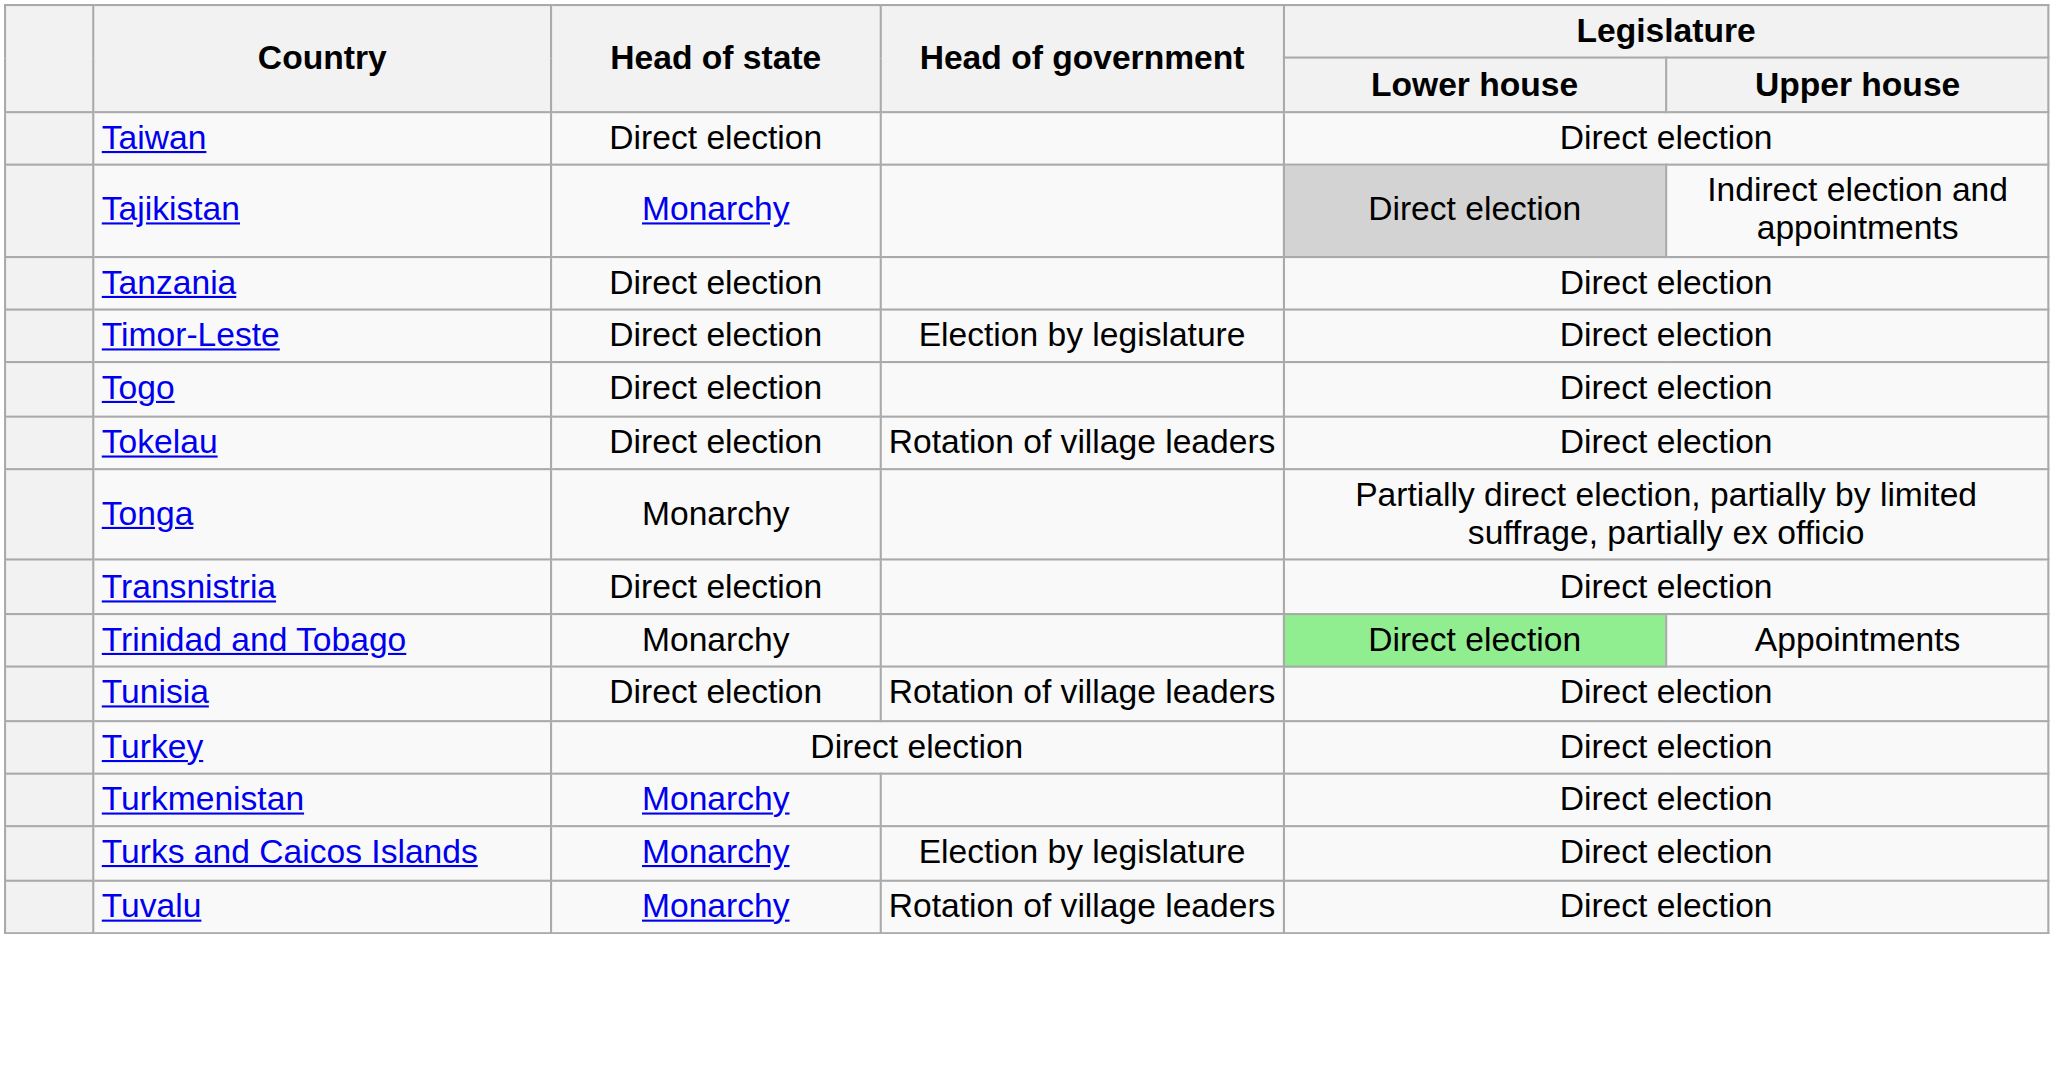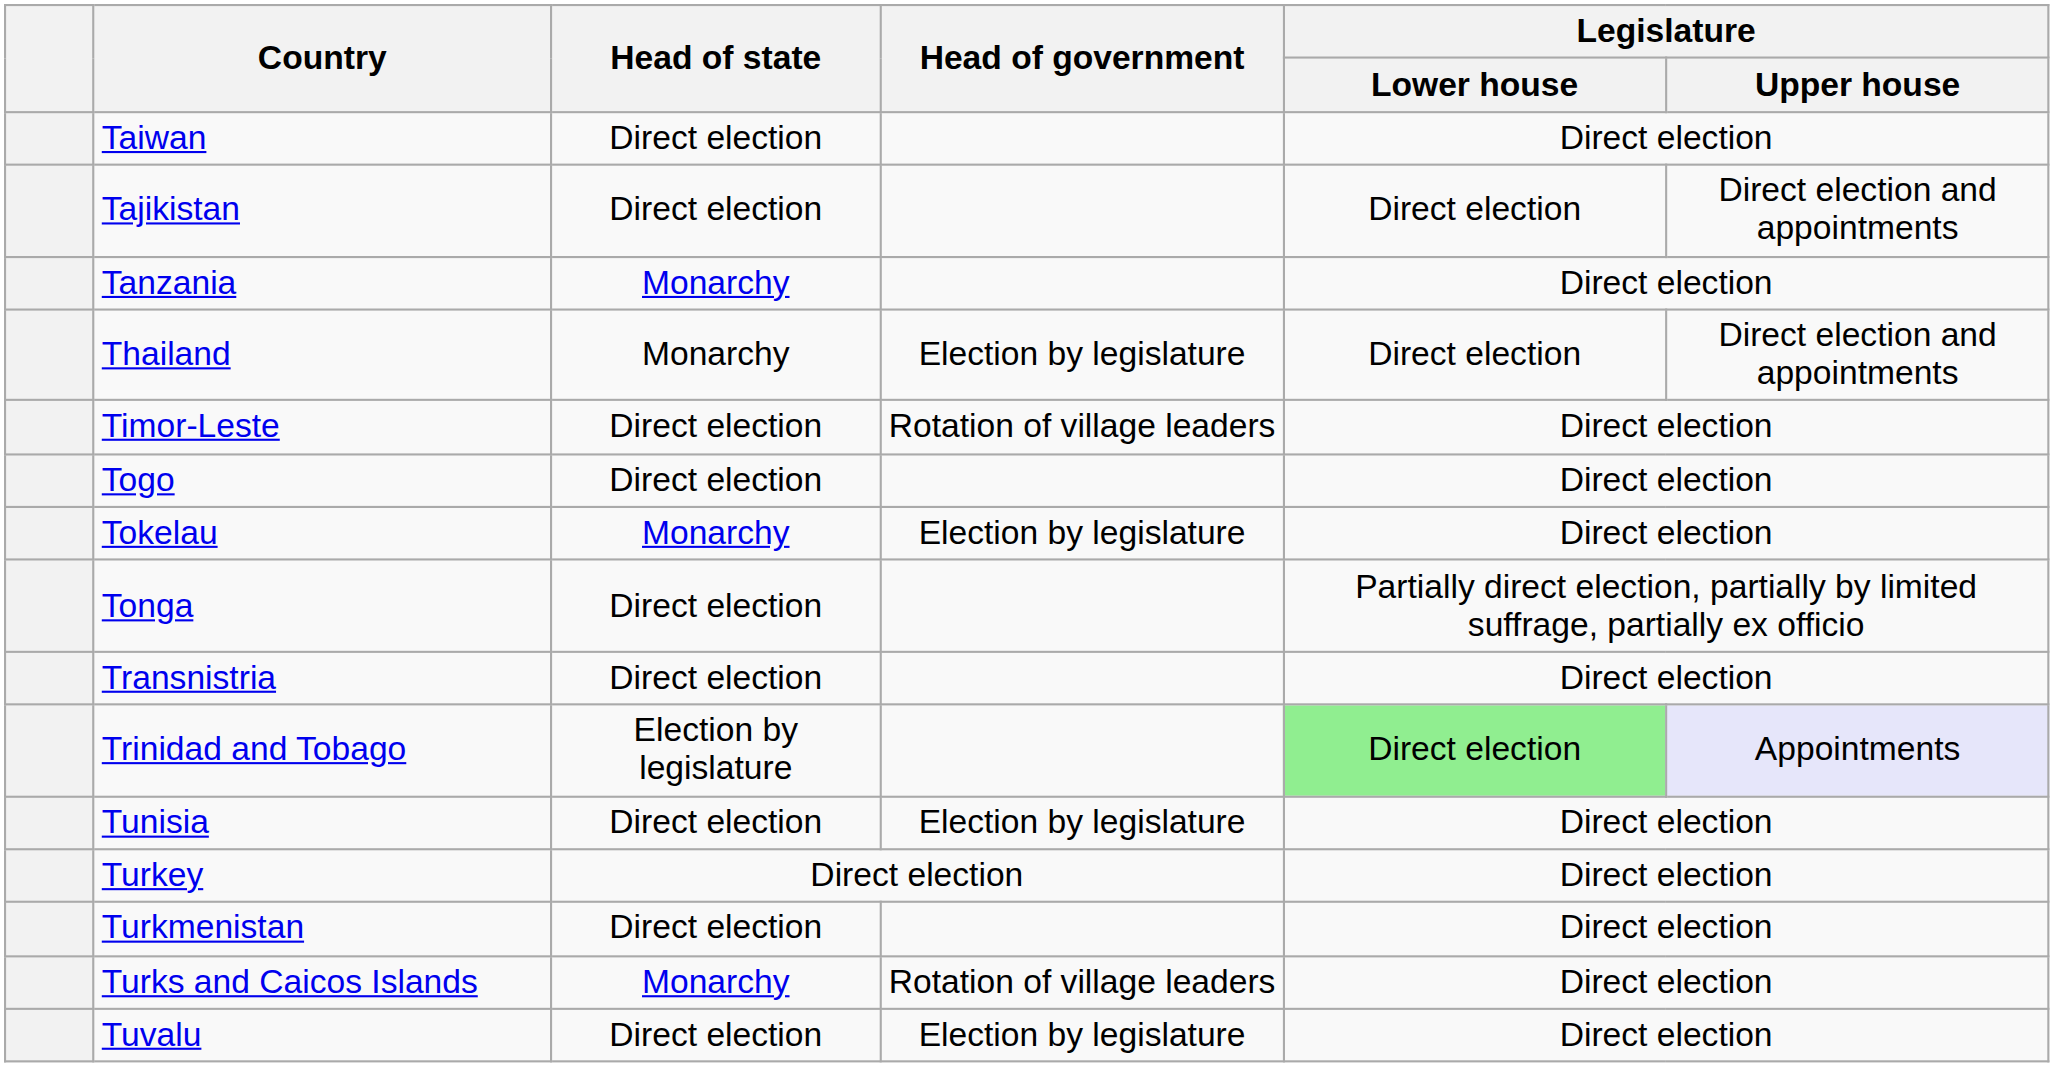(716, 209) Monarchy -> (716, 209) Direct election
(1475, 209) lightgrey background -> (1475, 209) no background
(1858, 209) Indirect election and appointments -> (1858, 209) Direct election and appointments
(716, 282) Direct election -> (716, 282) Monarchy
+ row: (166, 354)
(1082, 335) Election by legislature -> (1082, 426) Rotation of village leaders
(716, 441) Direct election -> (716, 533) Monarchy
(1082, 441) Rotation of village leaders -> (1082, 533) Election by legislature
(716, 514) Monarchy -> (716, 605) Direct election
(716, 639) Monarchy -> (716, 749) Election by legislature
(1858, 639) no background -> (1858, 749) lavender background
(1082, 692) Rotation of village leaders -> (1082, 821) Election by legislature
(716, 799) Monarchy -> (716, 928) Direct election
(1082, 852) Election by legislature -> (1082, 981) Rotation of village leaders
(716, 906) Monarchy -> (716, 1034) Direct election
(1082, 906) Rotation of village leaders -> (1082, 1034) Election by legislature
